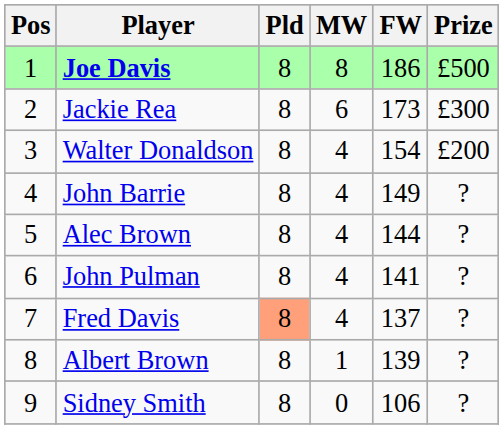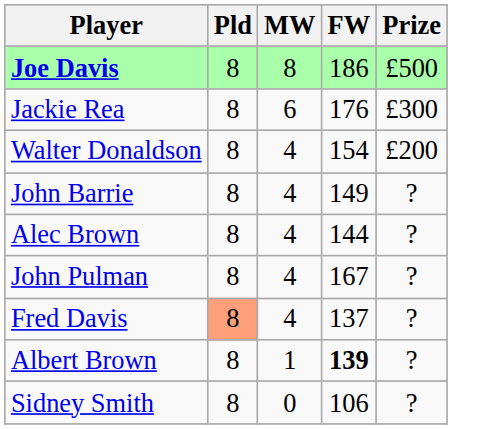- column: (31, 25)
(401, 109) 173 -> (349, 109) 176
(401, 276) 141 -> (349, 276) 167
(401, 360) normal -> (349, 360) bold
